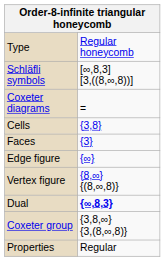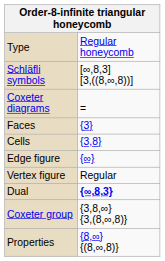rows swapped: (18, 125) <-> (21, 142)
(99, 181) {8,∞} {(8,∞,8)} -> (98, 175) Regular
(98, 248) Regular -> (99, 242) {8,∞} {(8,∞,8)}
